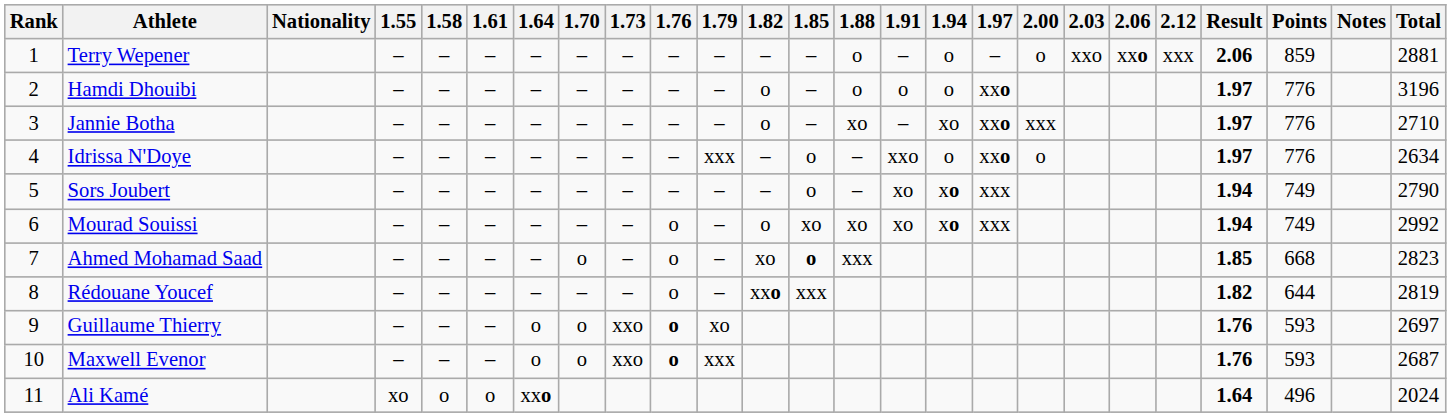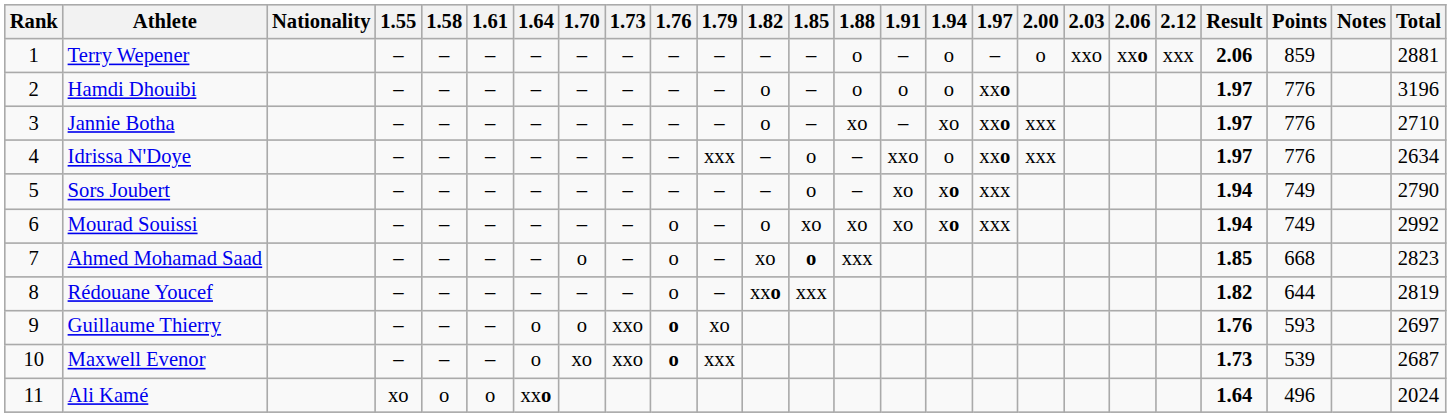(1041, 157) o -> (1041, 157) xxx
(582, 360) o -> (582, 360) xo
(1234, 360) 1.76 -> (1234, 360) 1.73
(1300, 360) 593 -> (1300, 360) 539
